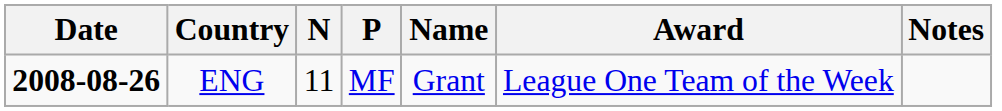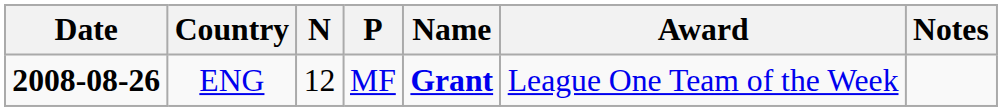(319, 79) 11 -> (320, 79) 12
(449, 79) normal -> (452, 79) bold
